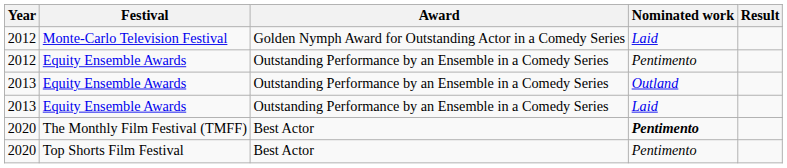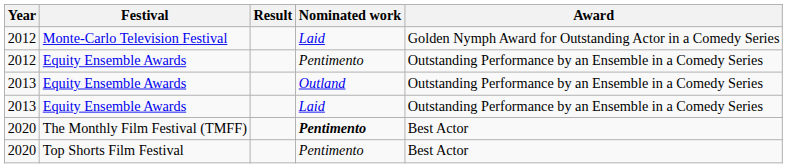columns swapped: (439, 15) <-> (760, 15)
